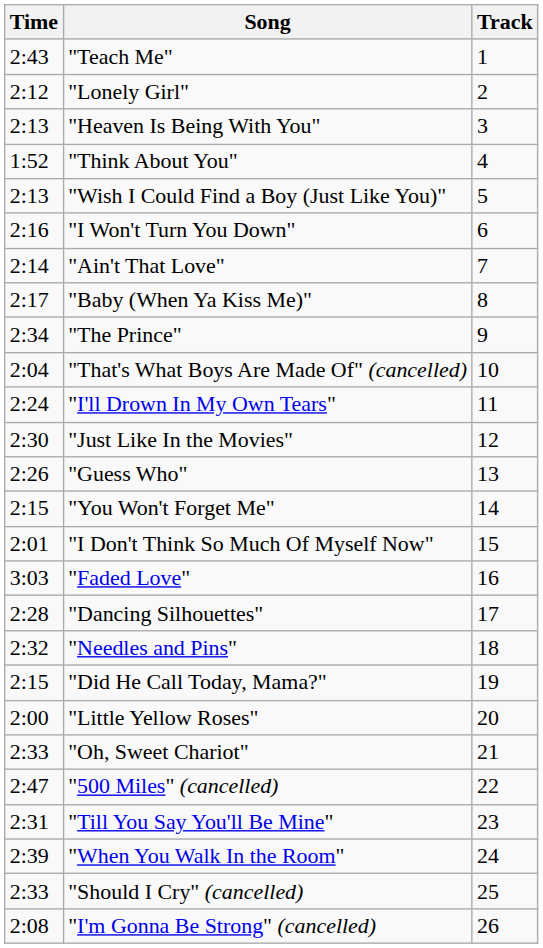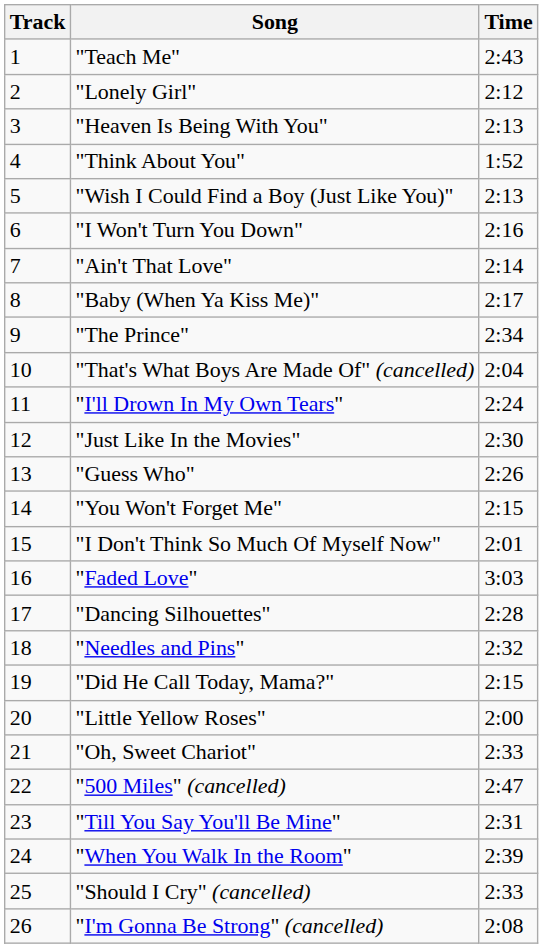columns swapped: (505, 21) <-> (34, 21)
